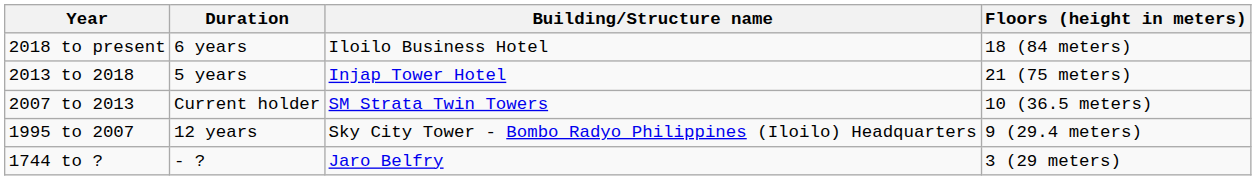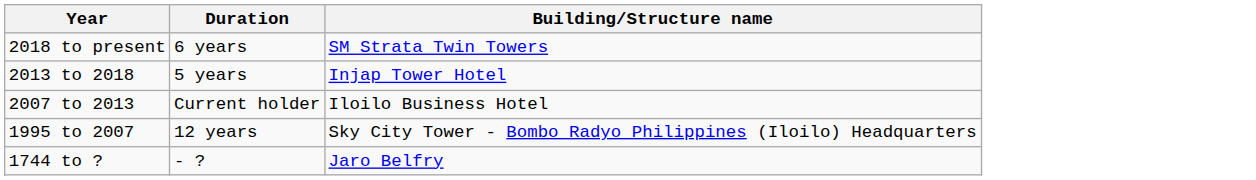- column: (1116, 19)
(438, 47) Iloilo Business Hotel -> (438, 47) SM Strata Twin Towers
(438, 104) SM Strata Twin Towers -> (438, 104) Iloilo Business Hotel
